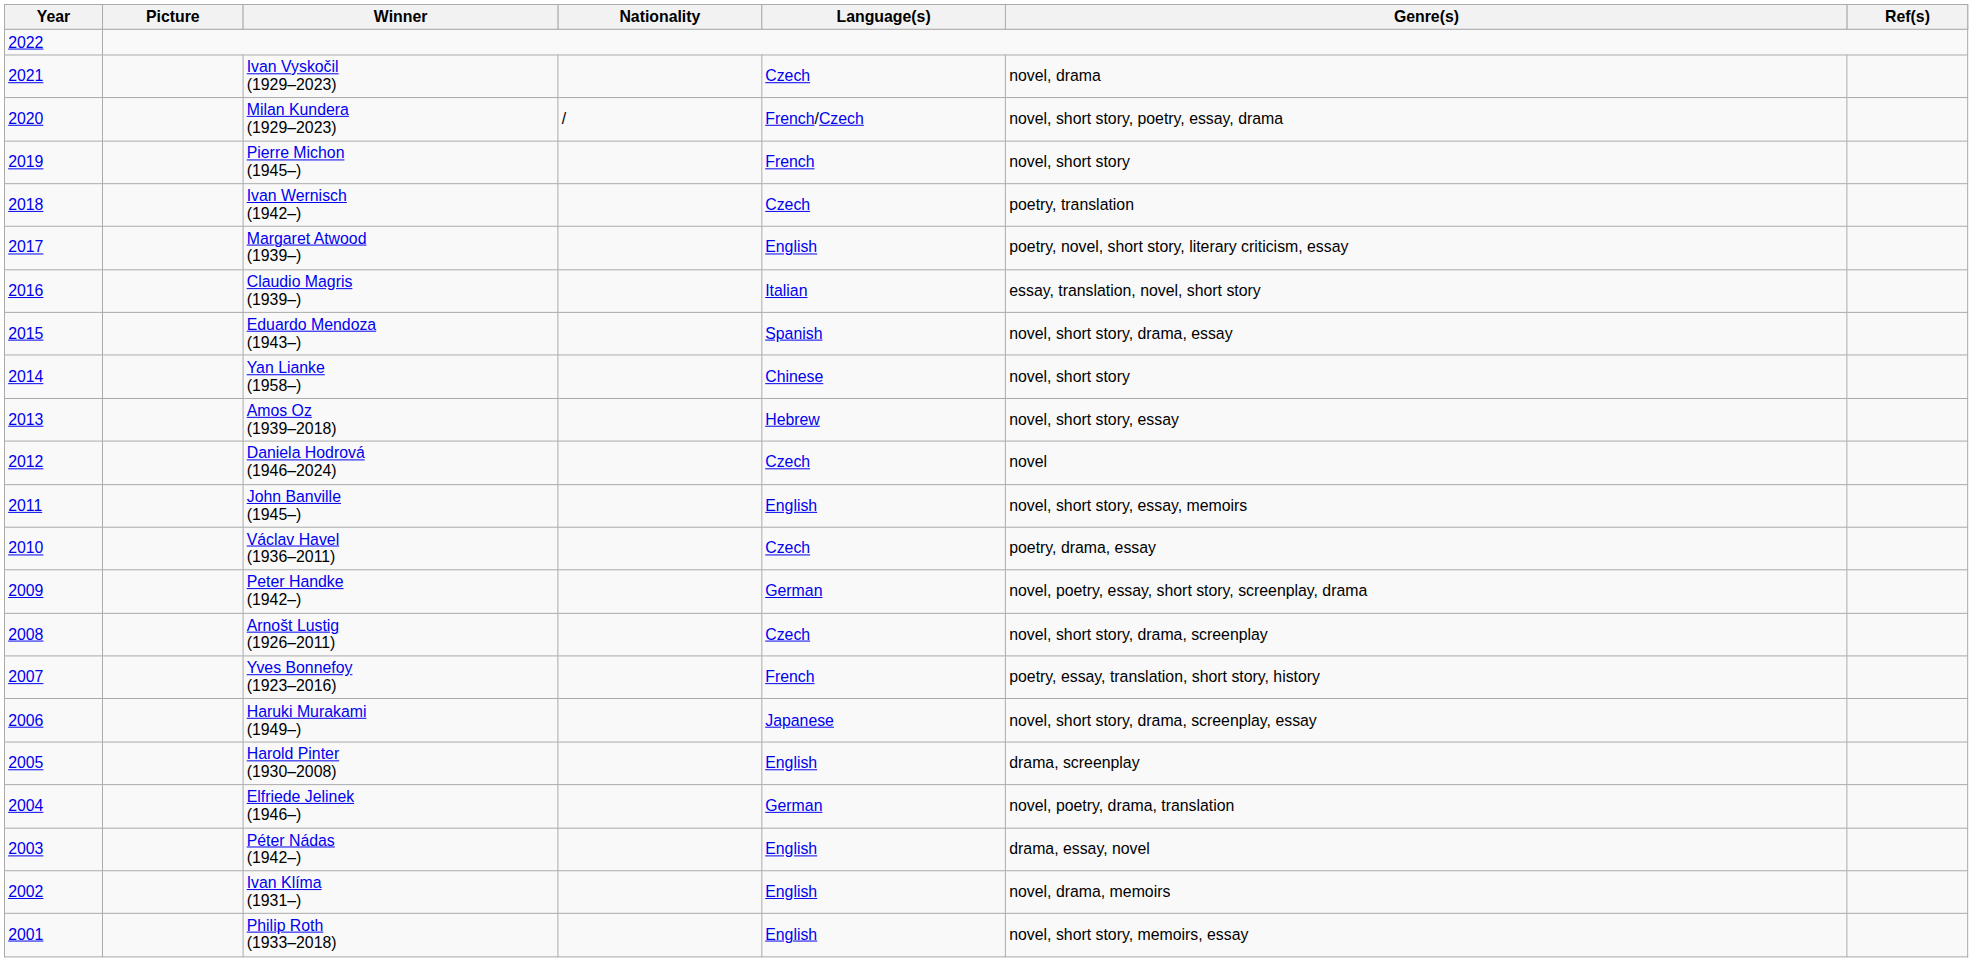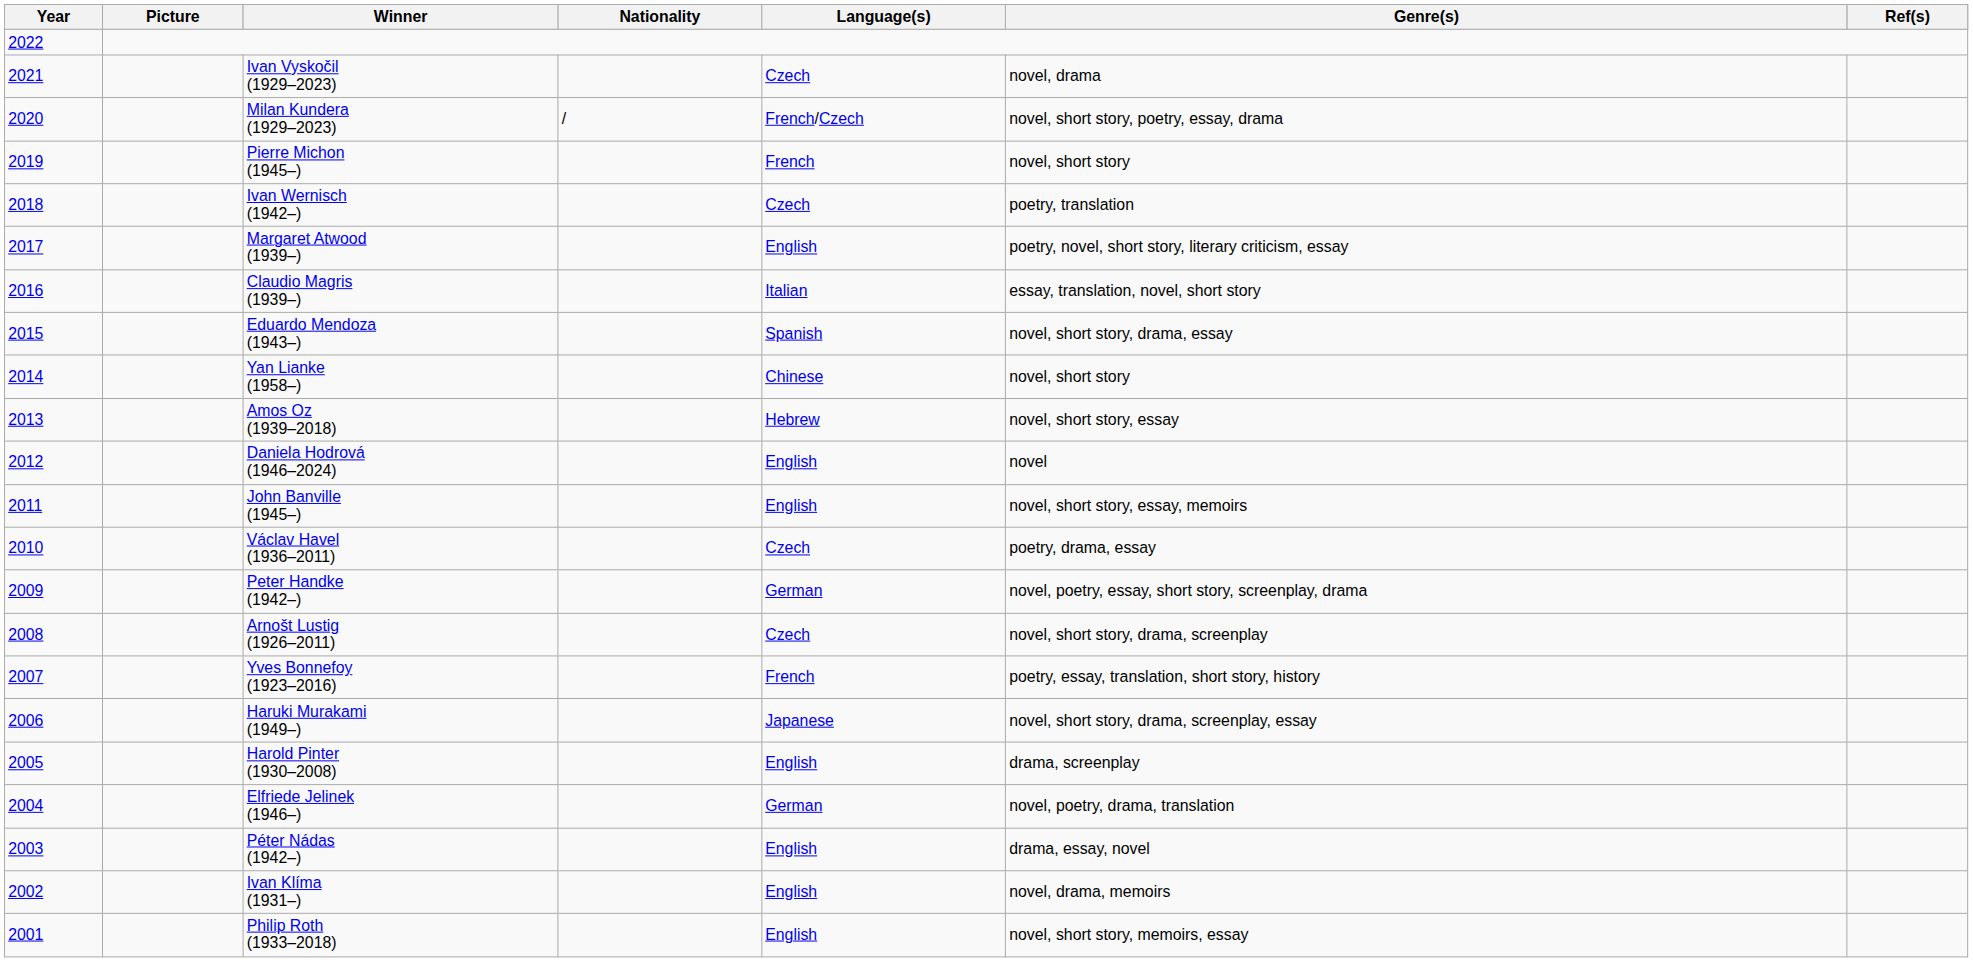(788, 462) Czech -> (791, 462) English
